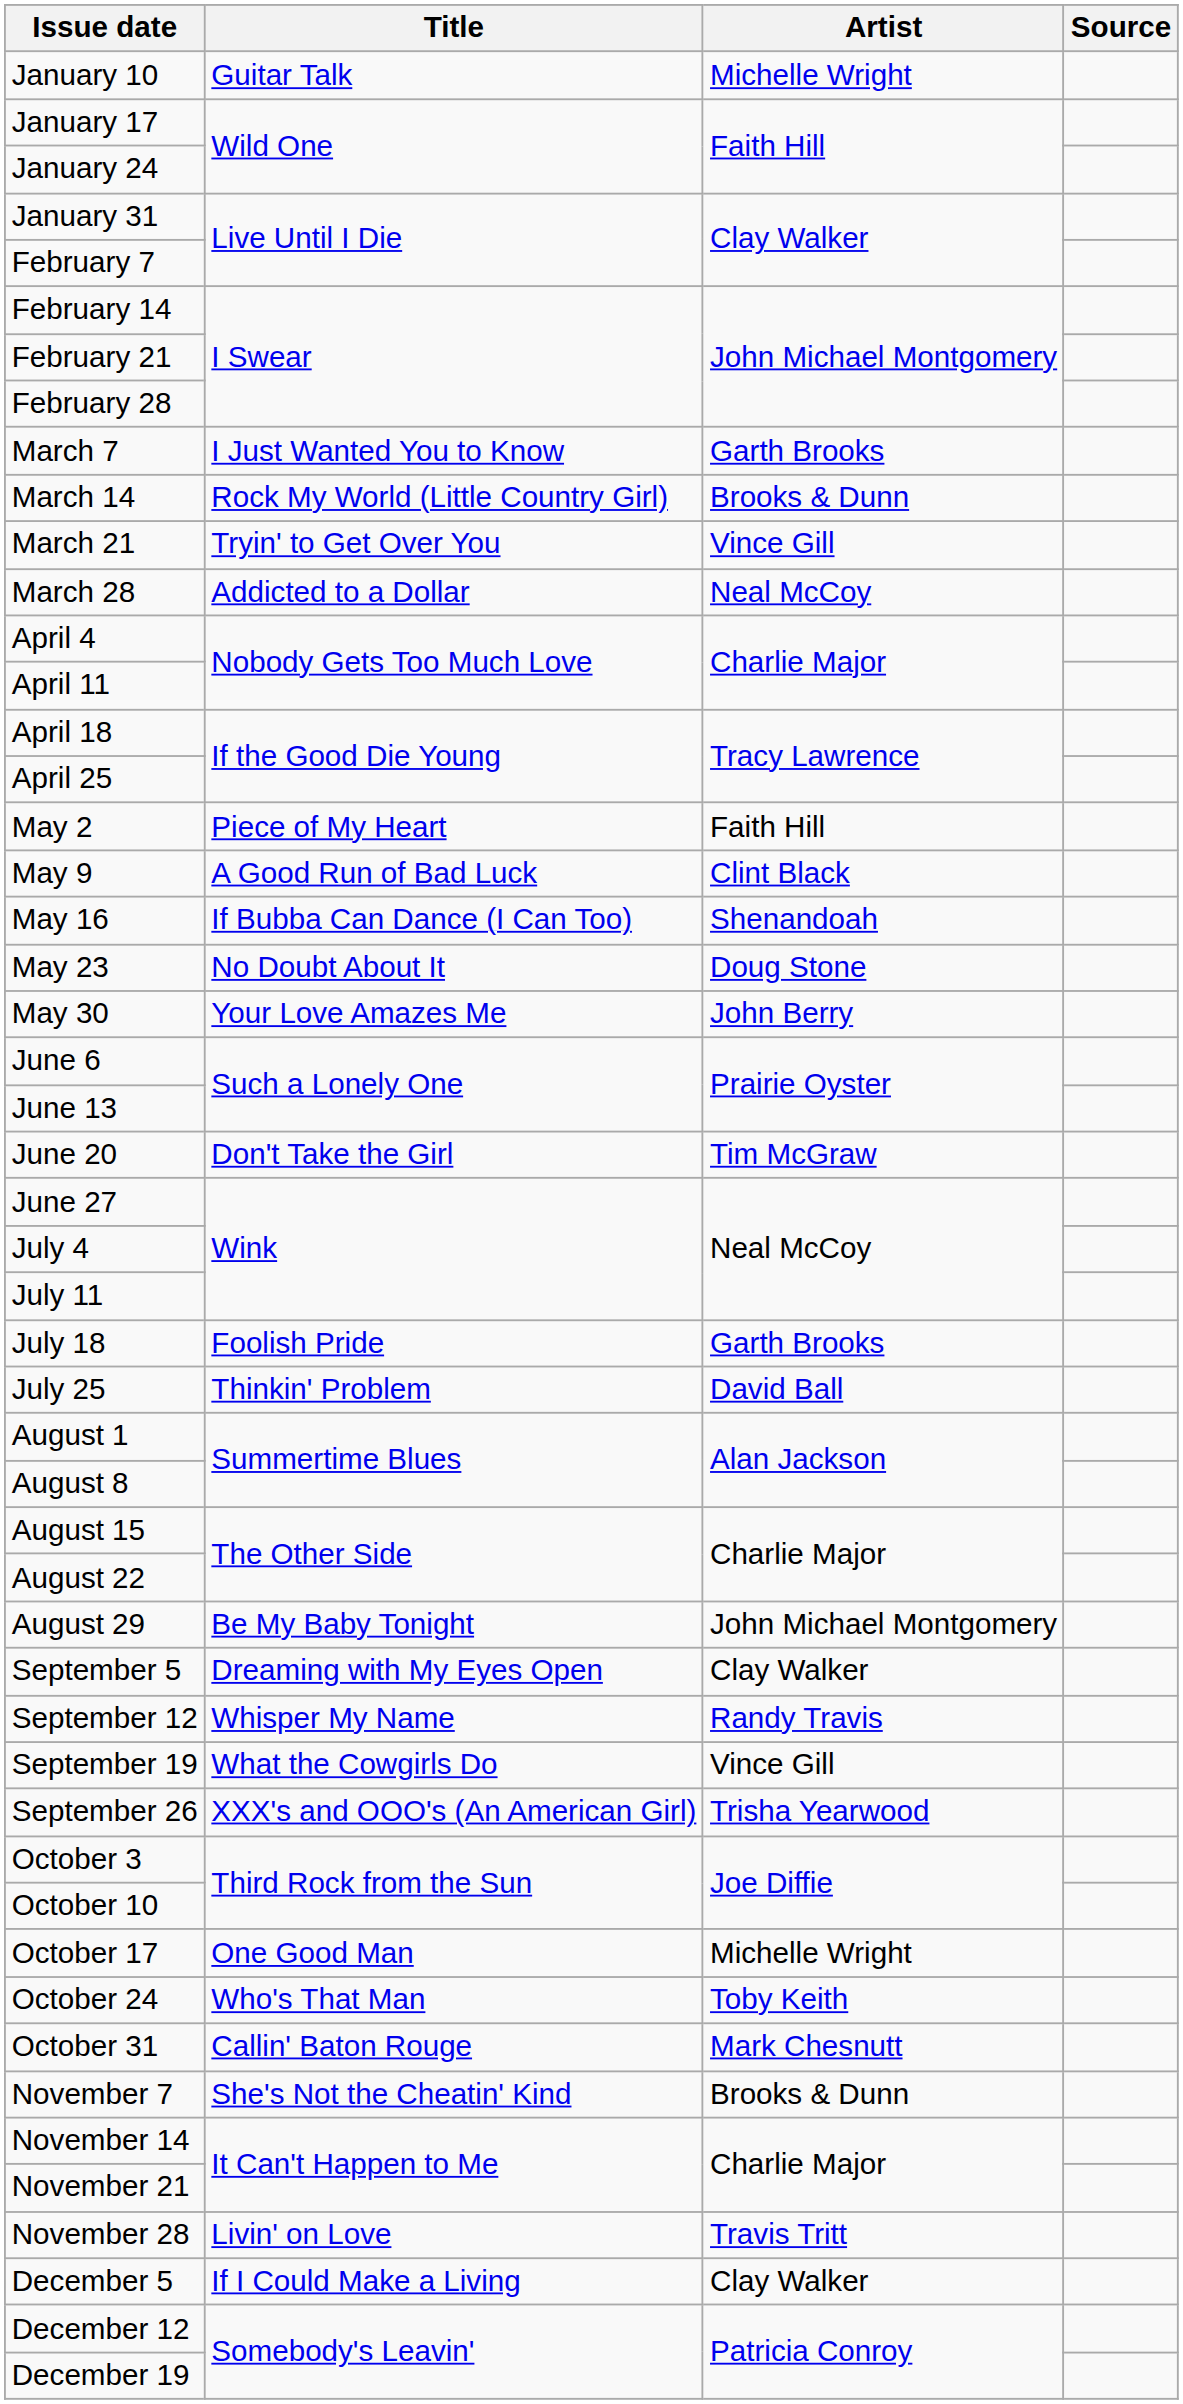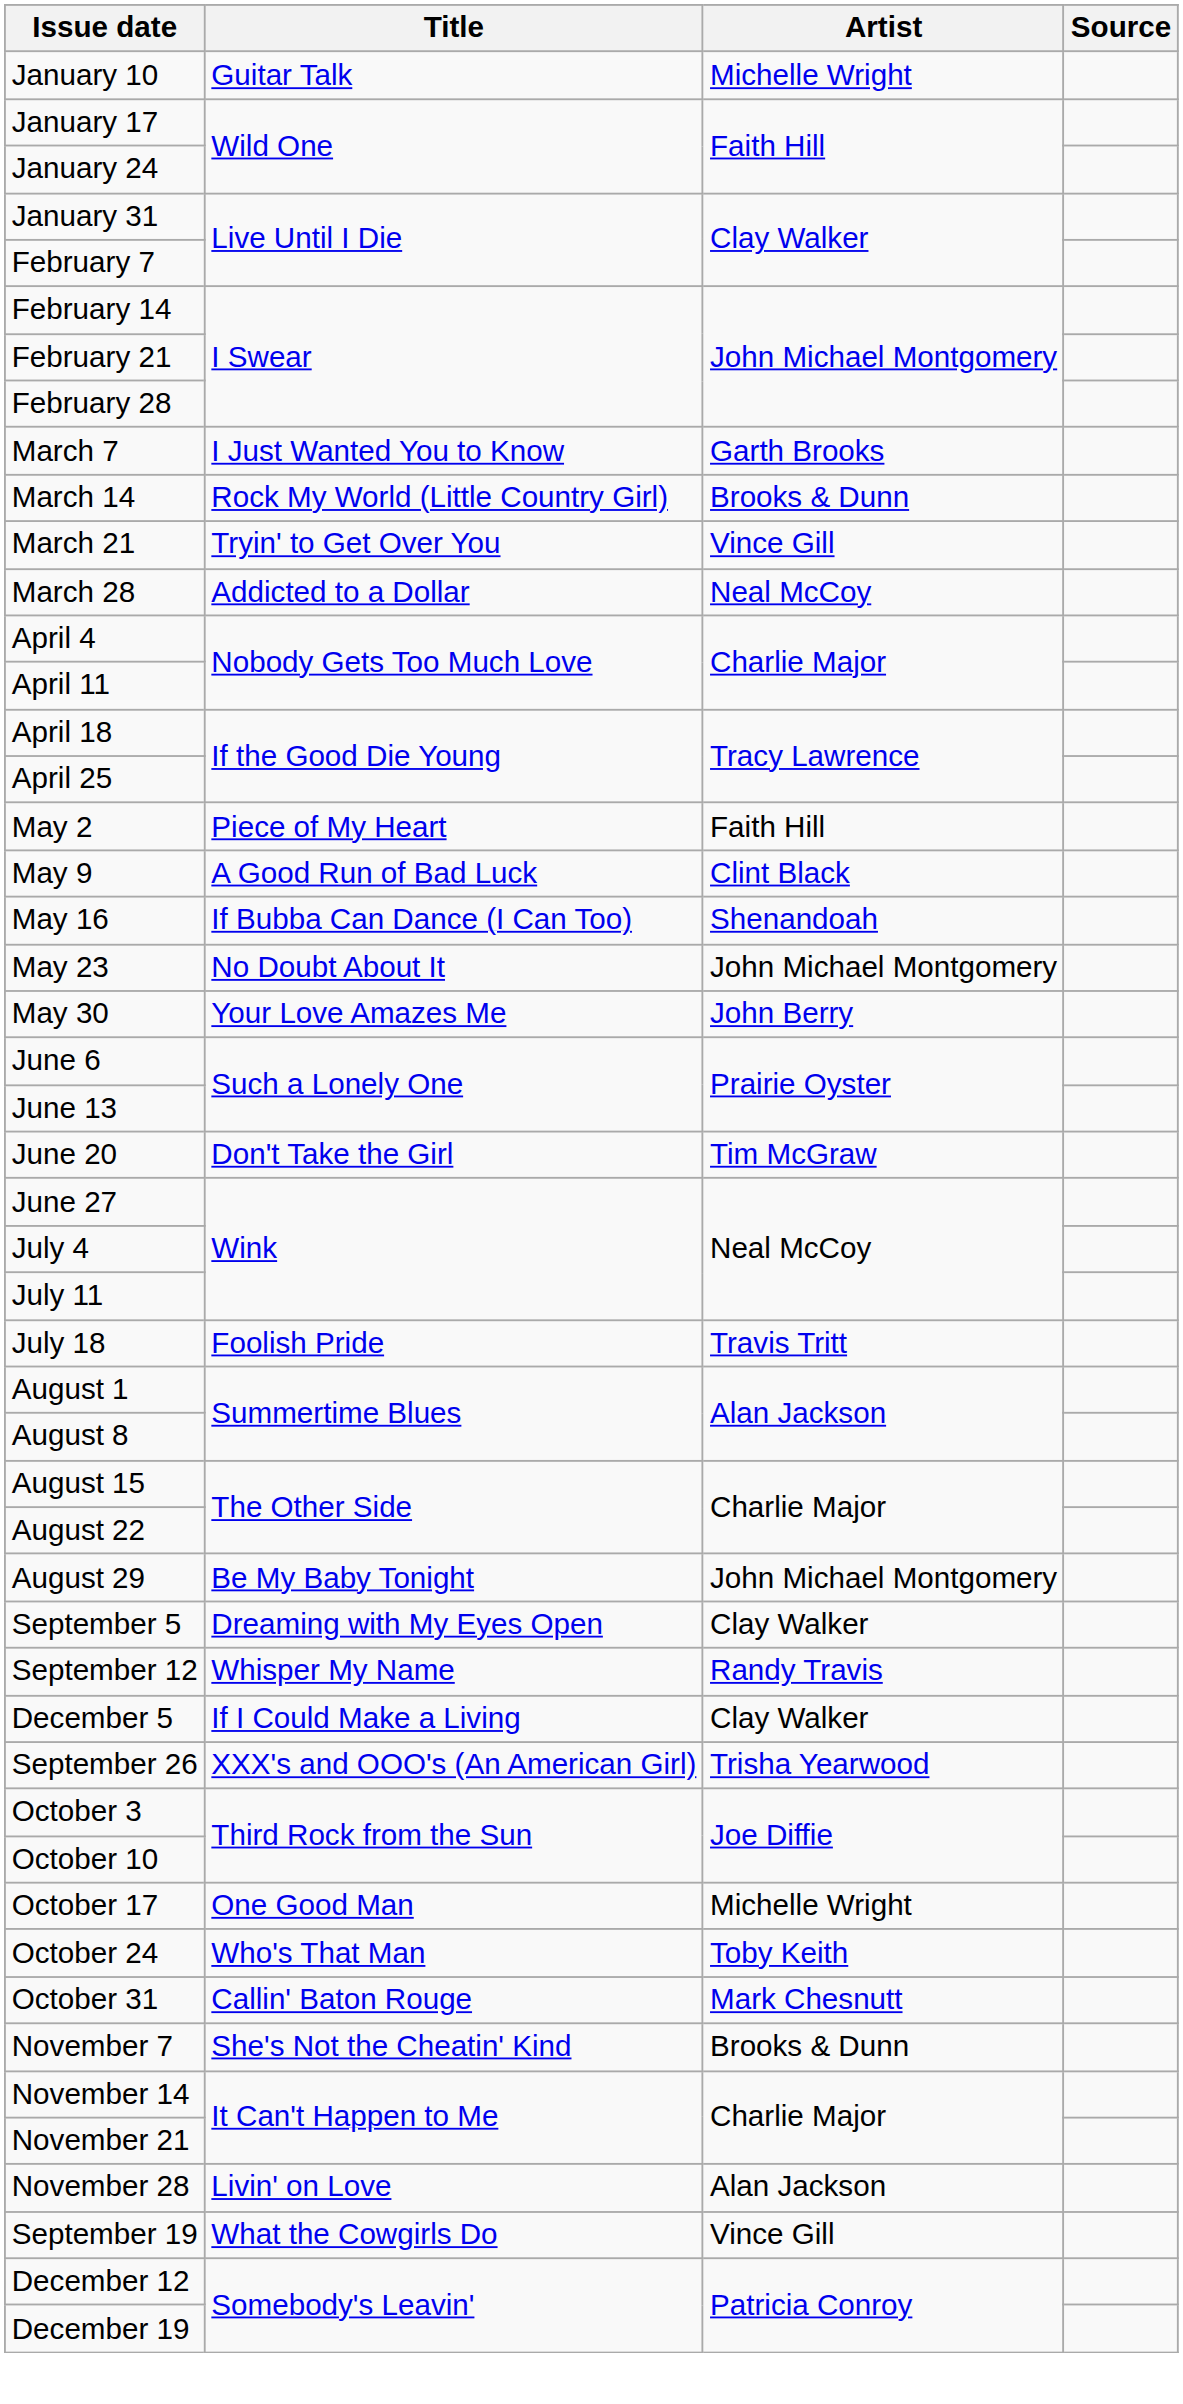(788, 966) Doug Stone -> (884, 966) John Michael Montgomery
(797, 1342) Garth Brooks -> (779, 1342) Travis Tritt
- row: (59, 1389)
rows swapped: (105, 1764) <-> (92, 2281)
(779, 2234) Travis Tritt -> (798, 2187) Alan Jackson
